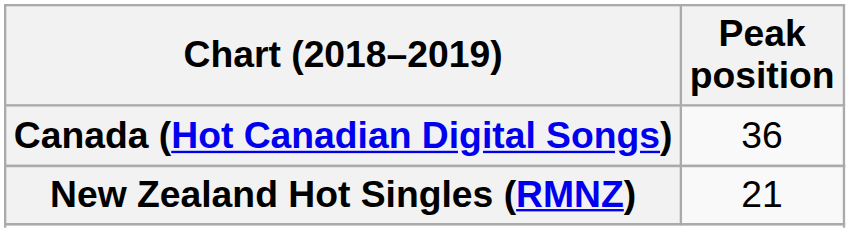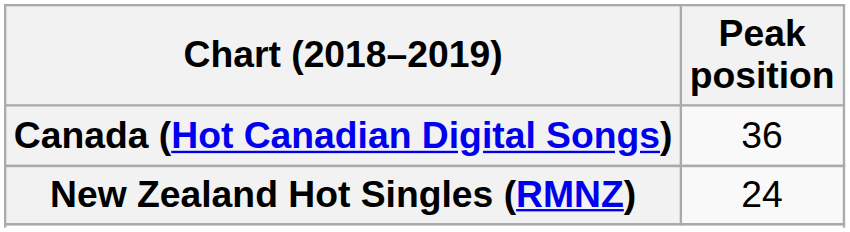(762, 194) 21 -> (762, 194) 24
